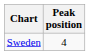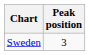(64, 42) 4 -> (64, 42) 3
